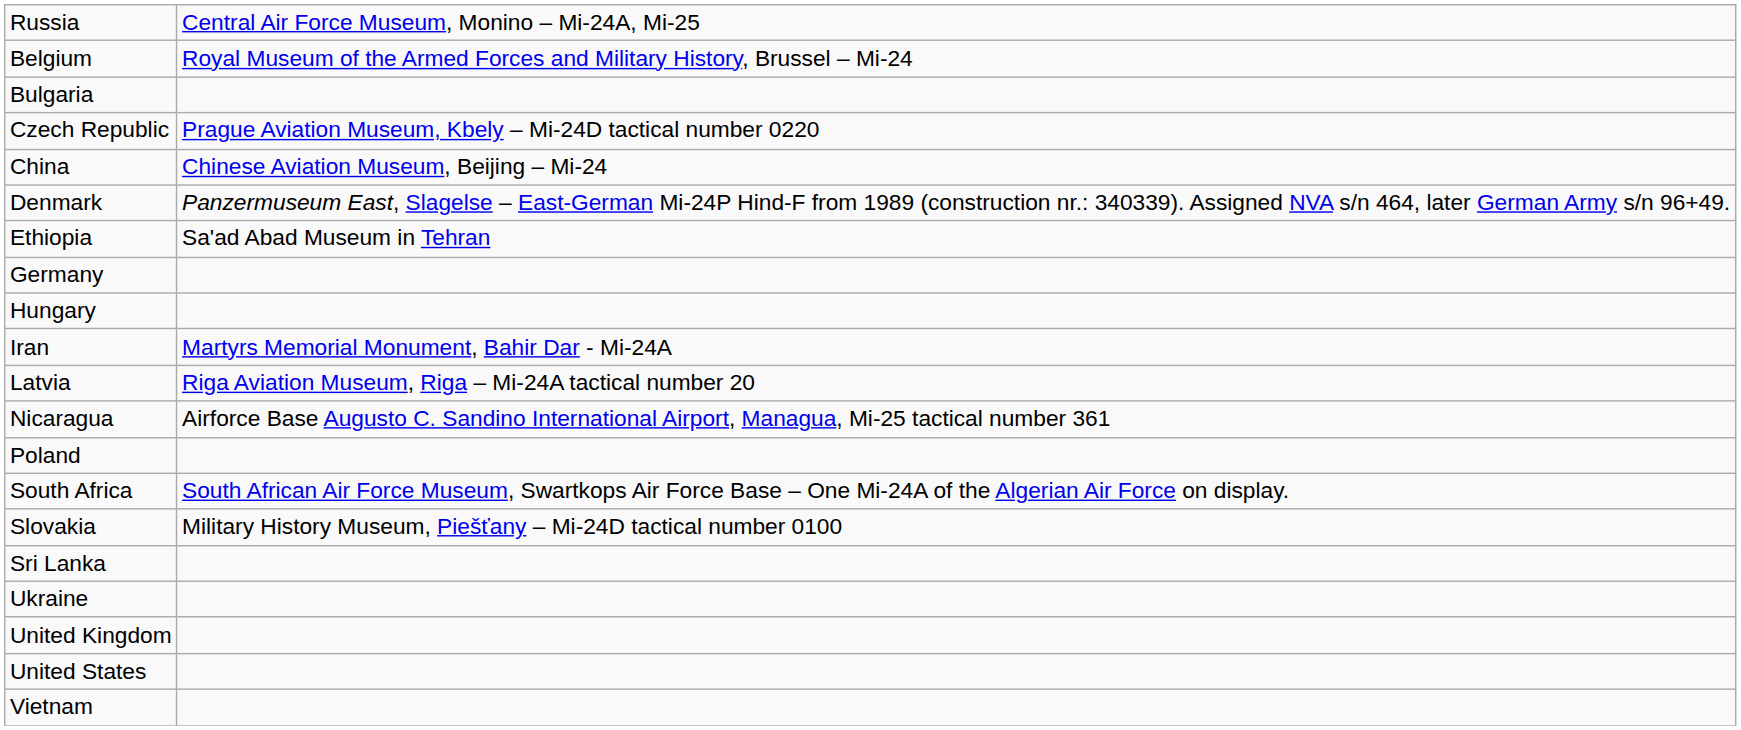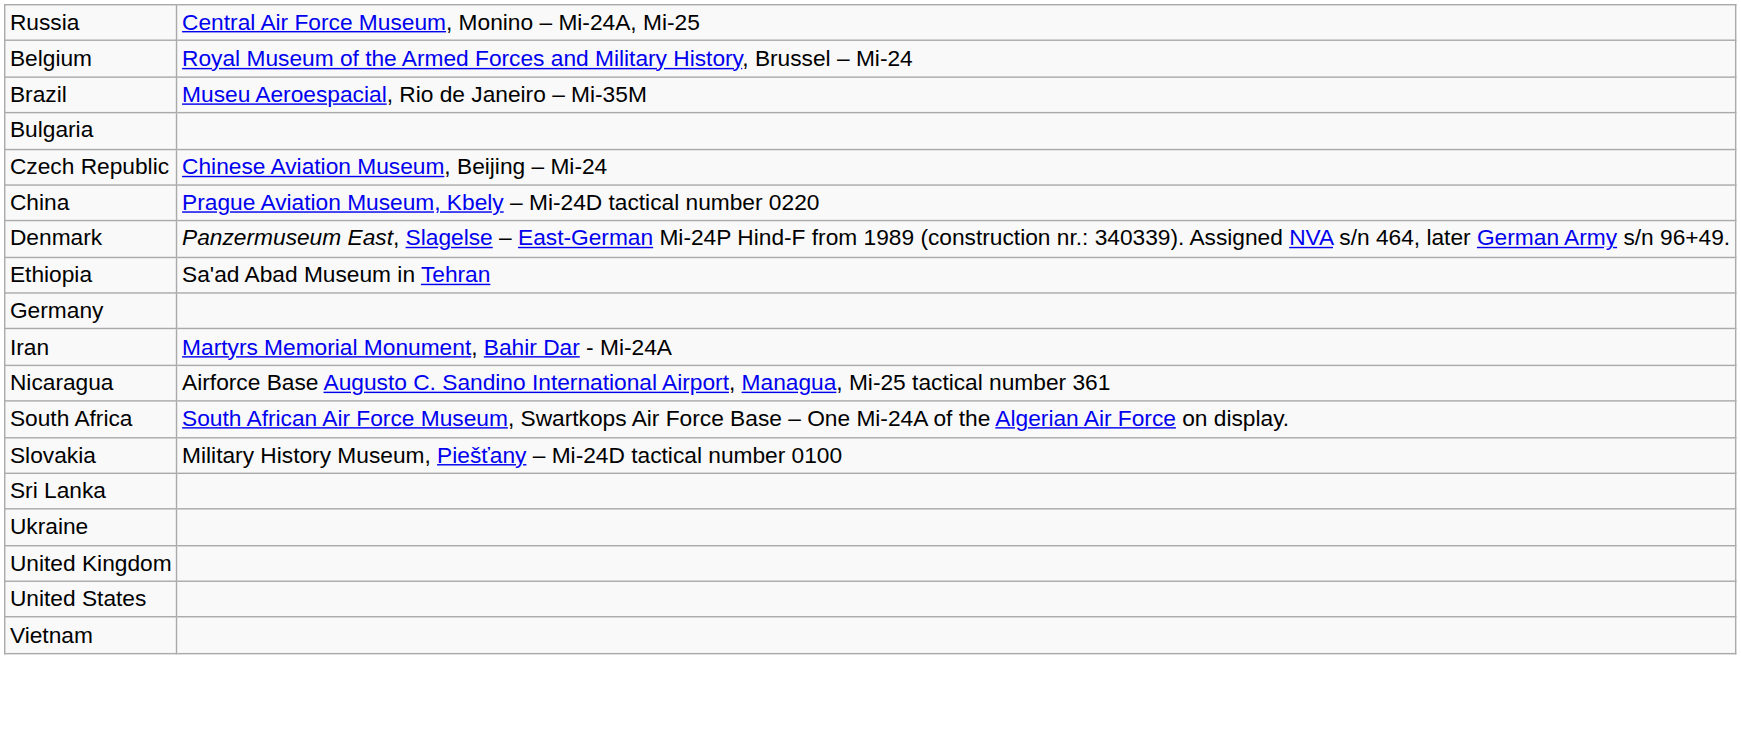+ row: (38, 94)
(501, 130) Prague Aviation Museum, Kbely – Mi-24D tactical number 0220 -> (395, 166) Chinese Aviation Museum, Beijing – Mi-24
(395, 166) Chinese Aviation Museum, Beijing – Mi-24 -> (501, 202) Prague Aviation Museum, Kbely – Mi-24D tactical number 0220
- row: (53, 310)
- row: (40, 382)
- row: (45, 454)
